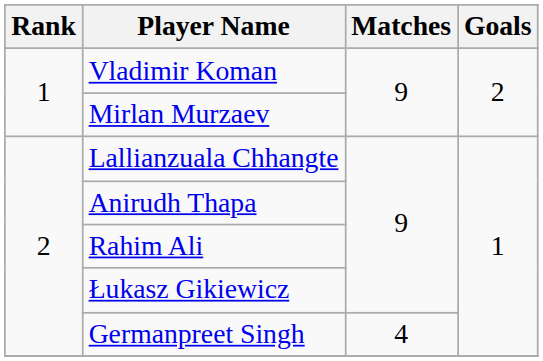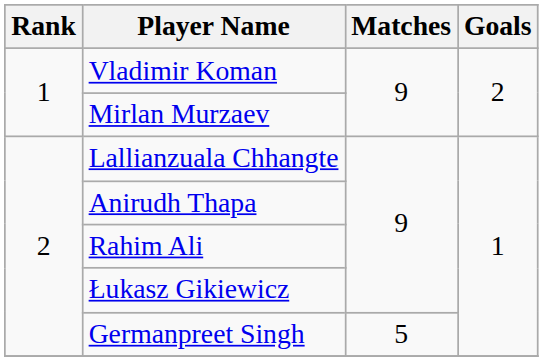(401, 333) 4 -> (401, 333) 5
